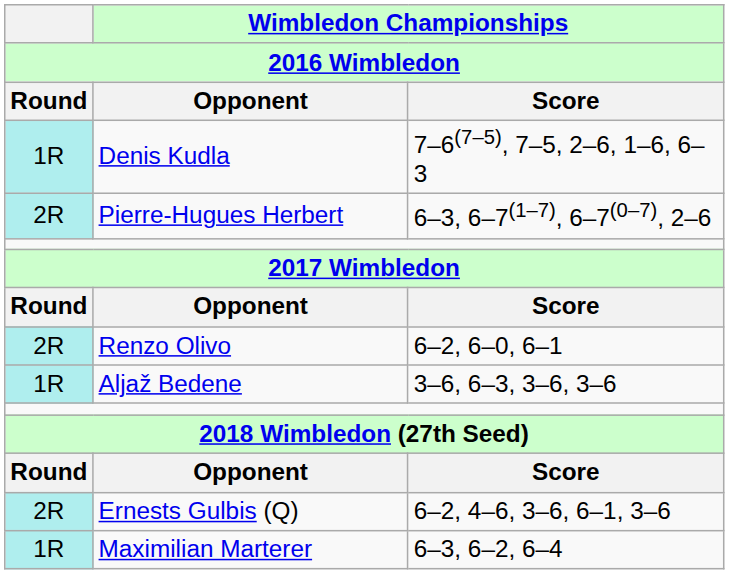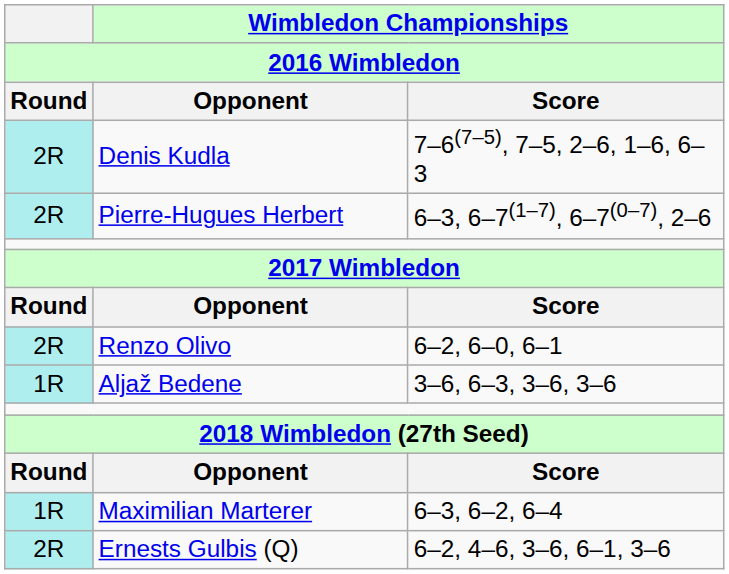(49, 156) 1R -> (49, 156) 2R
rows swapped: (205, 549) <-> (199, 510)
